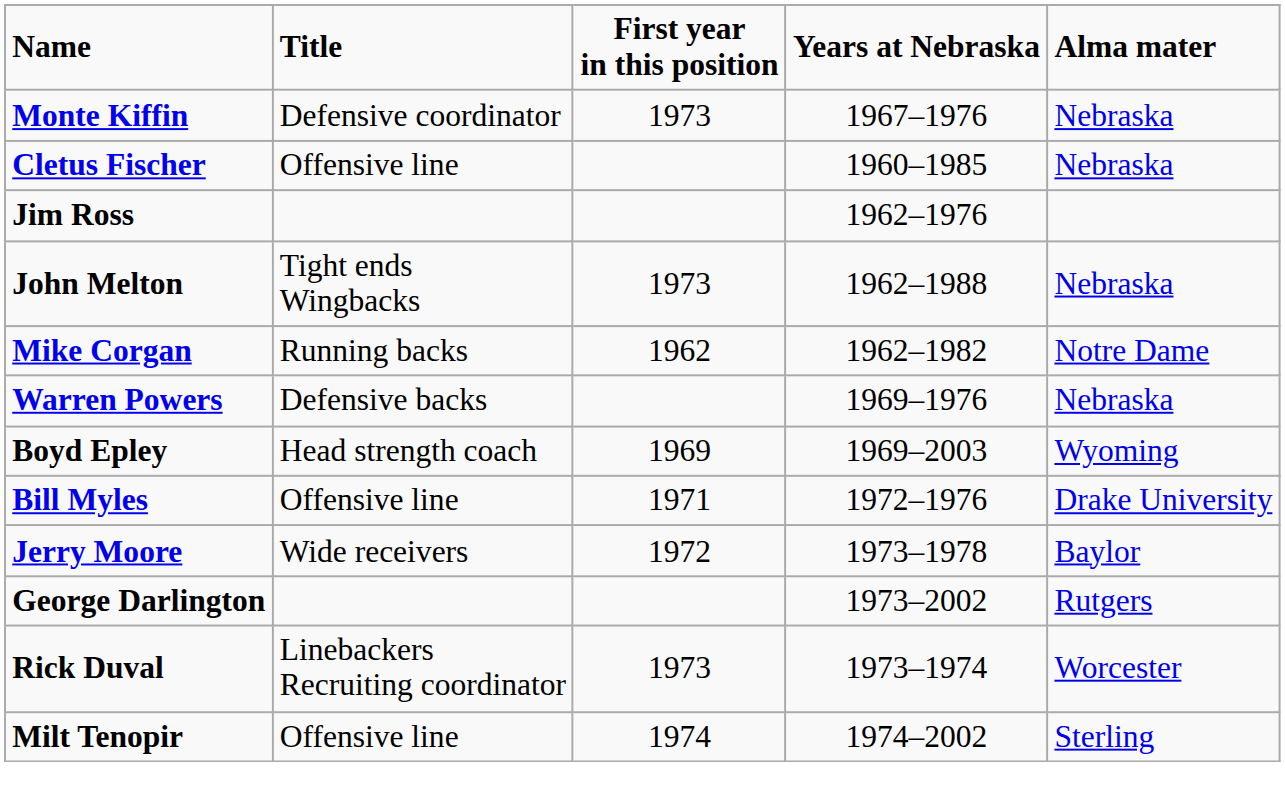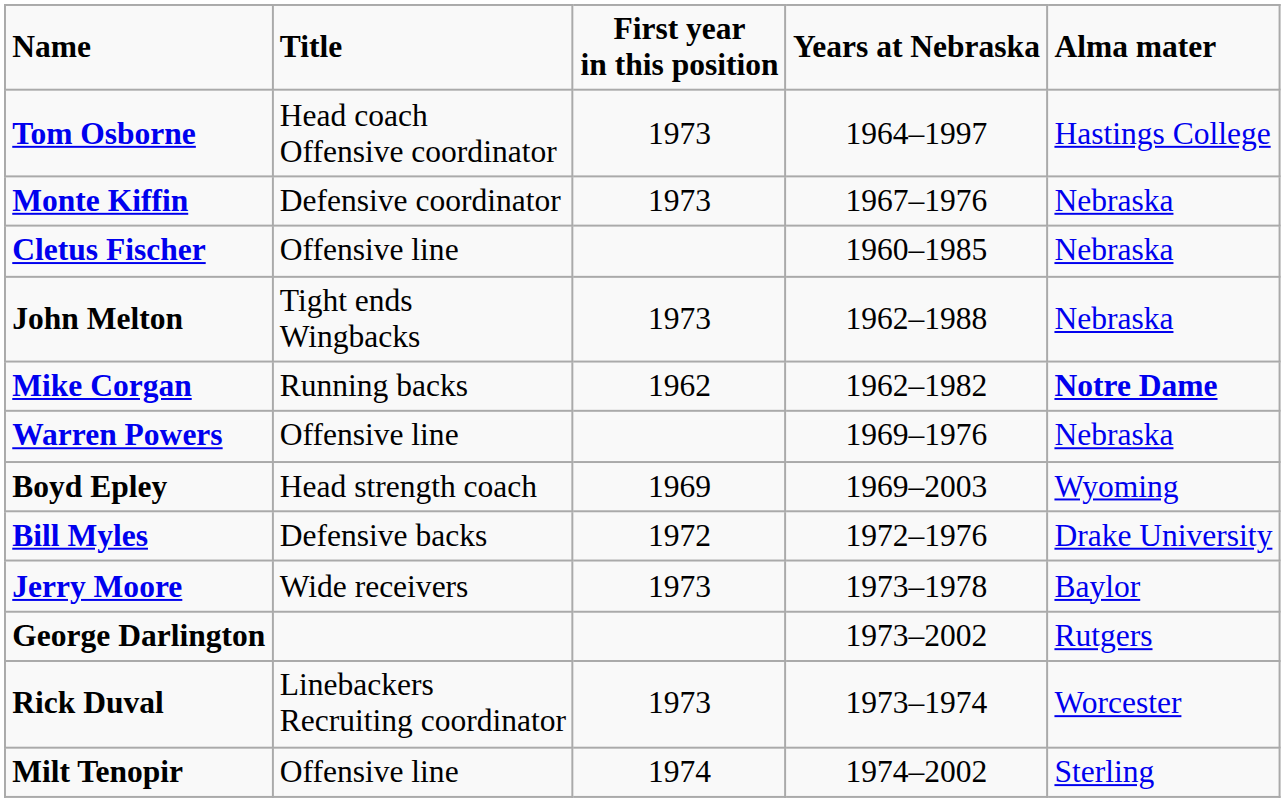+ row: (104, 132)
- row: (73, 214)
(1132, 350) normal -> (1136, 385) bold
(383, 400) Defensive backs -> (369, 435) Offensive line
(369, 500) Offensive line -> (383, 535) Defensive backs
(679, 500) 1971 -> (679, 535) 1972
(679, 550) 1972 -> (679, 585) 1973
